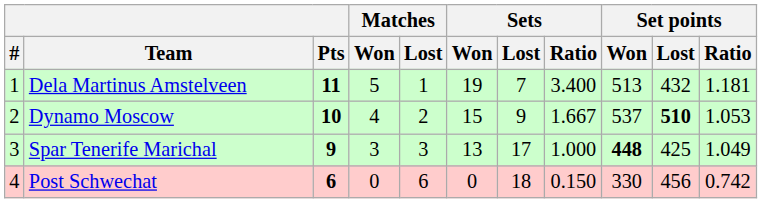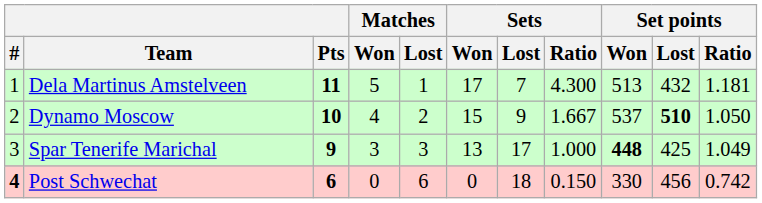(472, 85) 19 -> (472, 85) 17
(573, 85) 3.400 -> (573, 85) 4.300
(728, 117) 1.053 -> (728, 117) 1.050
(14, 181) normal -> (14, 181) bold
